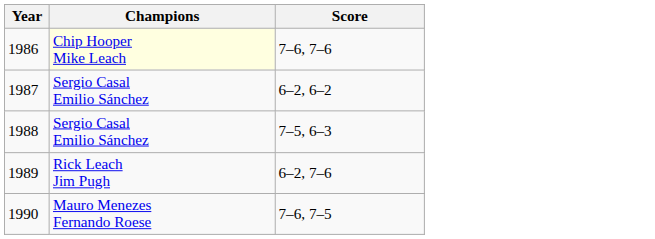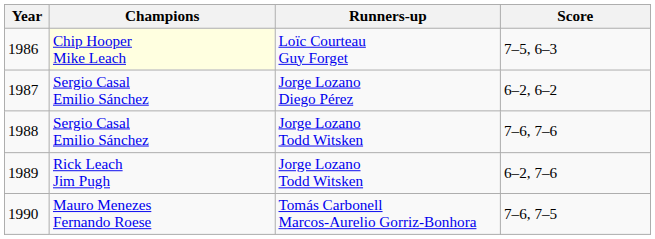+ column: (388, 16)
(305, 49) 7–6, 7–6 -> (531, 49) 7–5, 6–3
(305, 131) 7–5, 6–3 -> (531, 131) 7–6, 7–6
